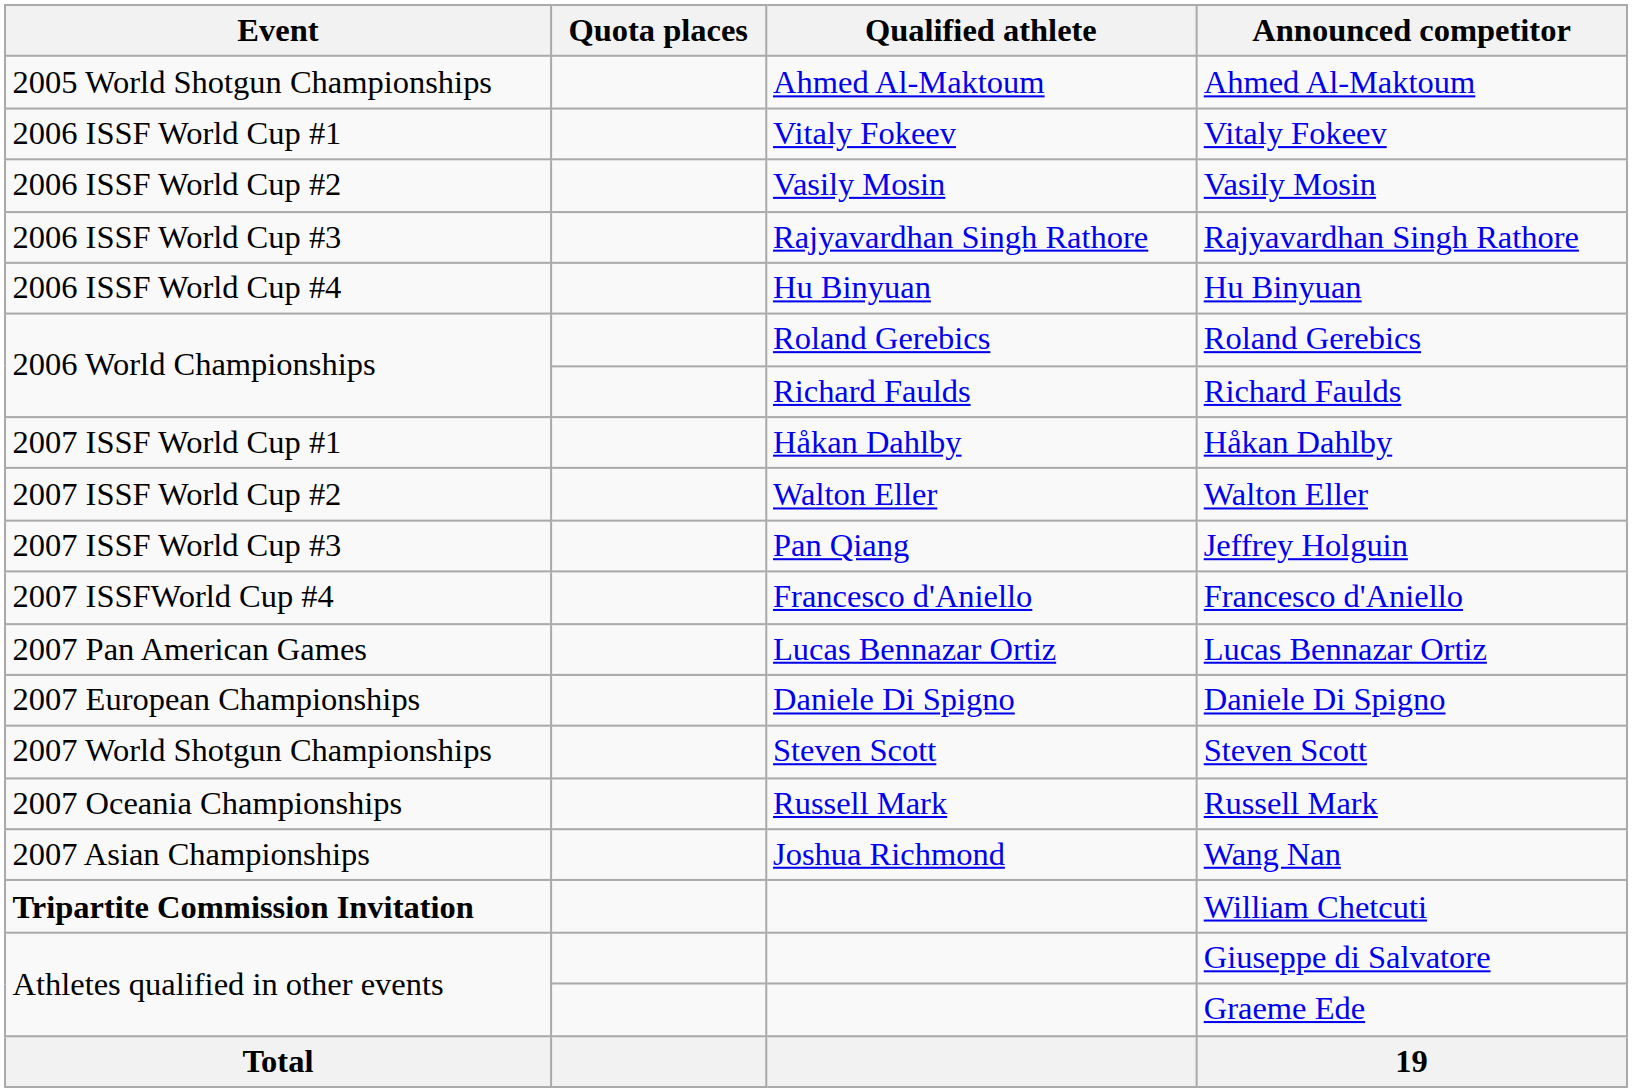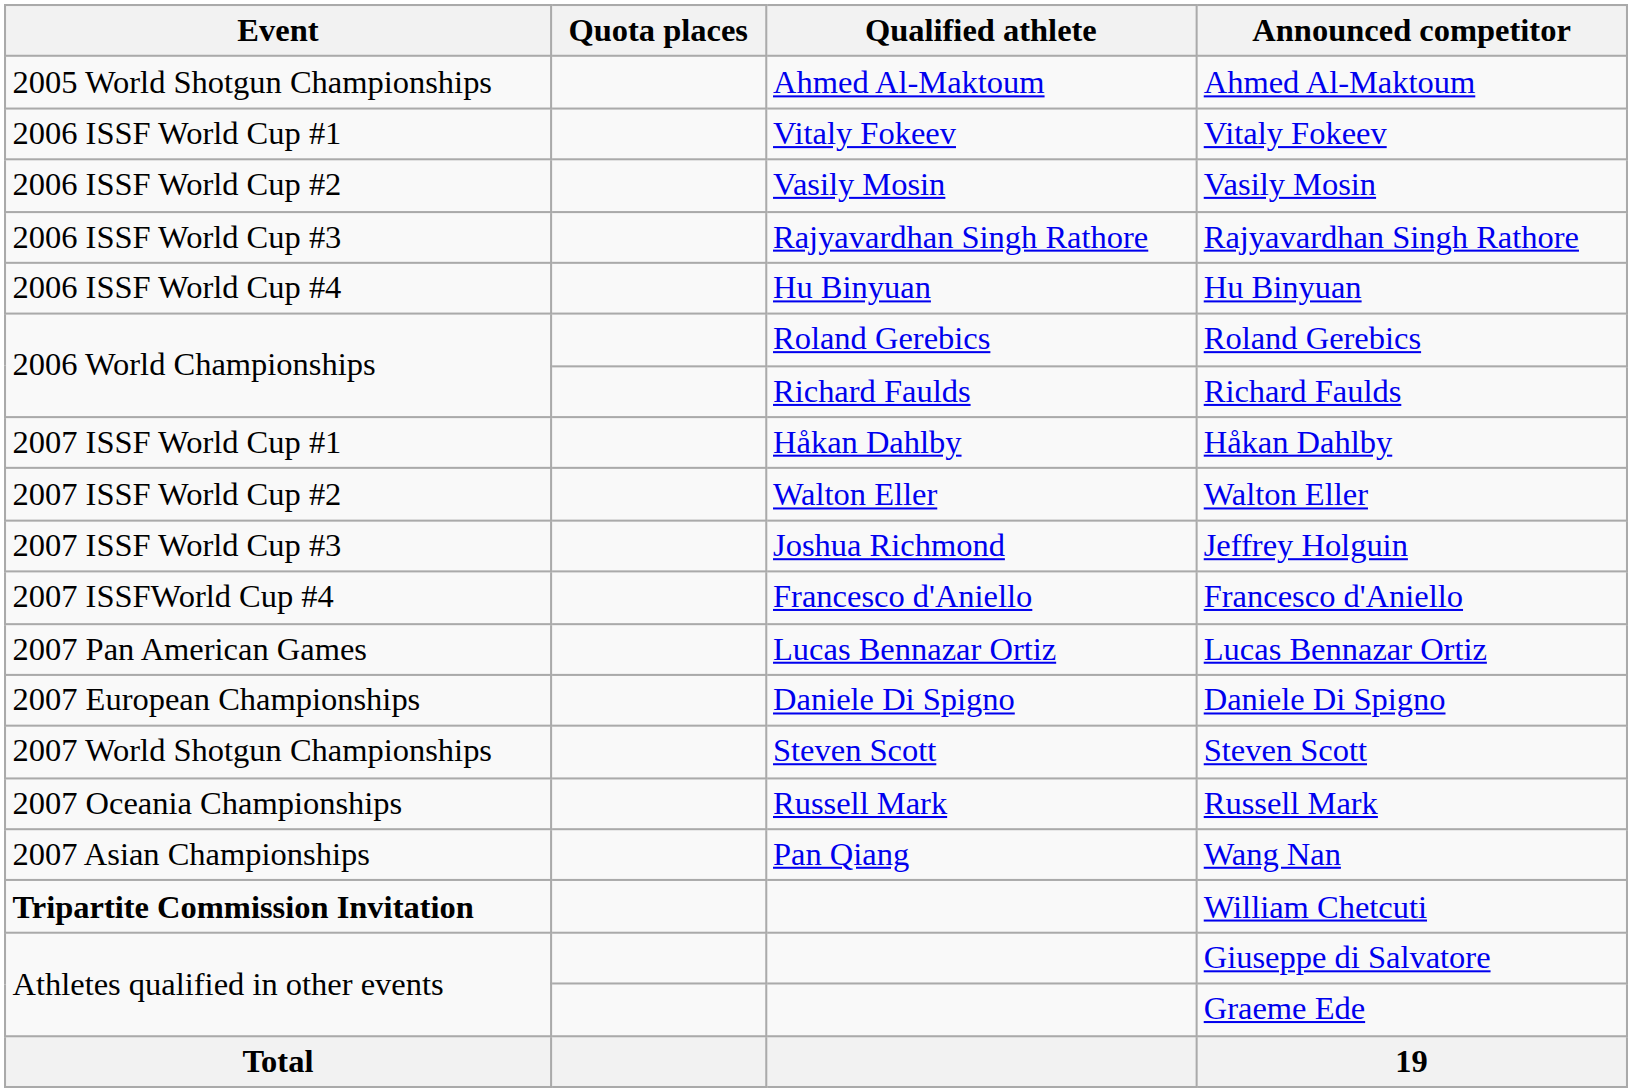(841, 545) Pan Qiang -> (889, 545) Joshua Richmond
(889, 854) Joshua Richmond -> (841, 854) Pan Qiang
